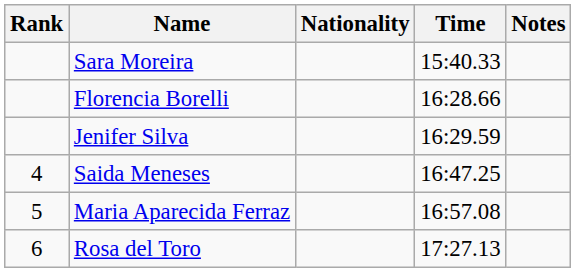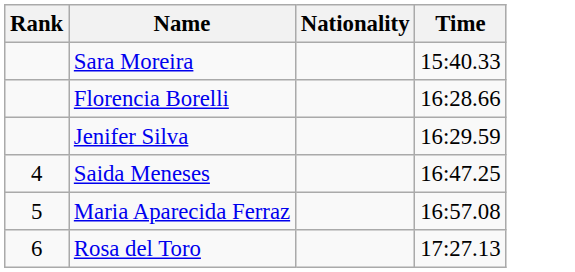- column: (538, 23)
